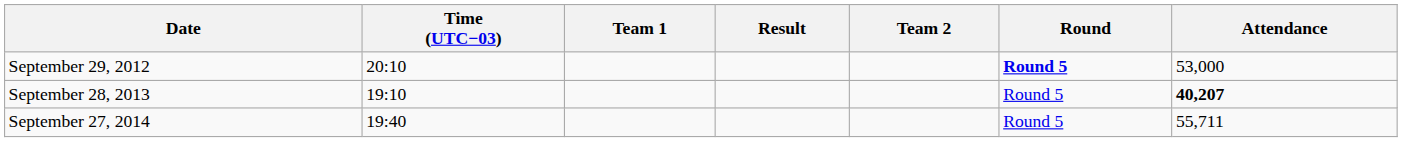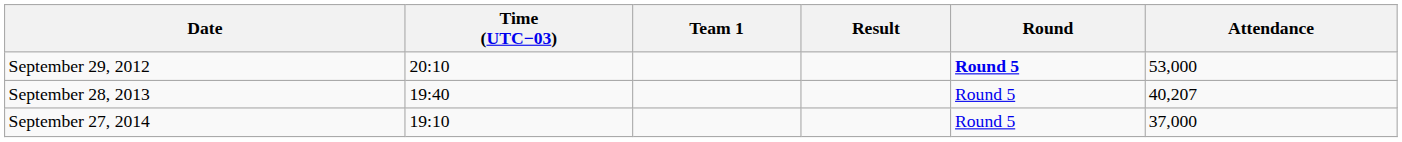- column: (924, 28)
(386, 94) 19:10 -> (429, 94) 19:40
(1200, 94) bold -> (1173, 94) normal
(386, 121) 19:40 -> (429, 121) 19:10
(1200, 121) 55,711 -> (1173, 121) 37,000
